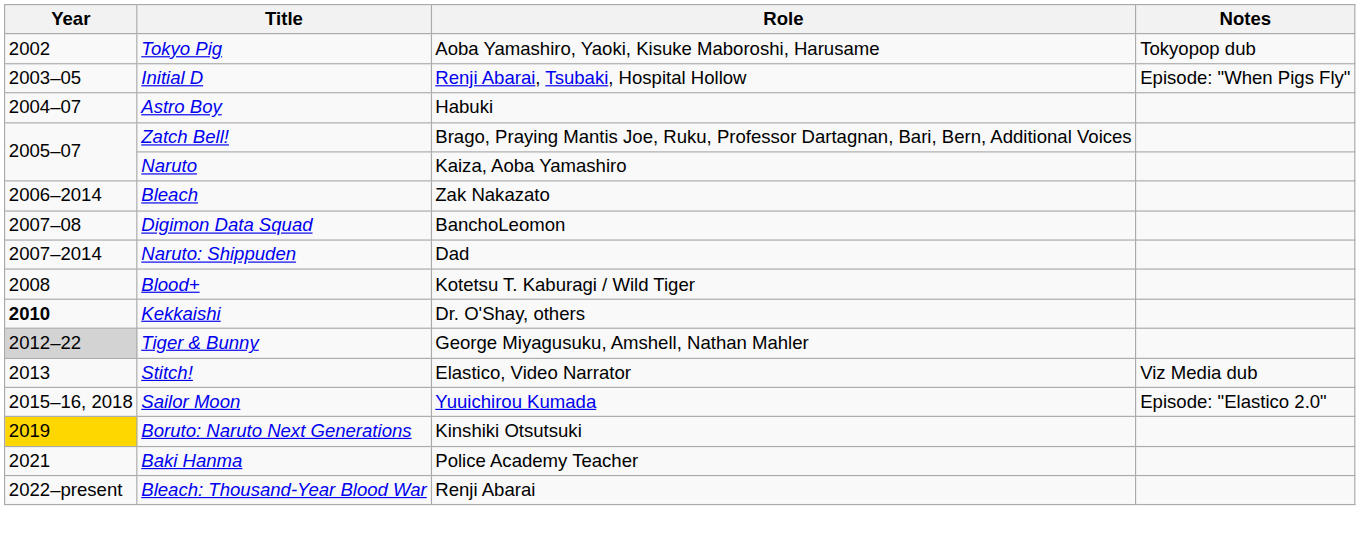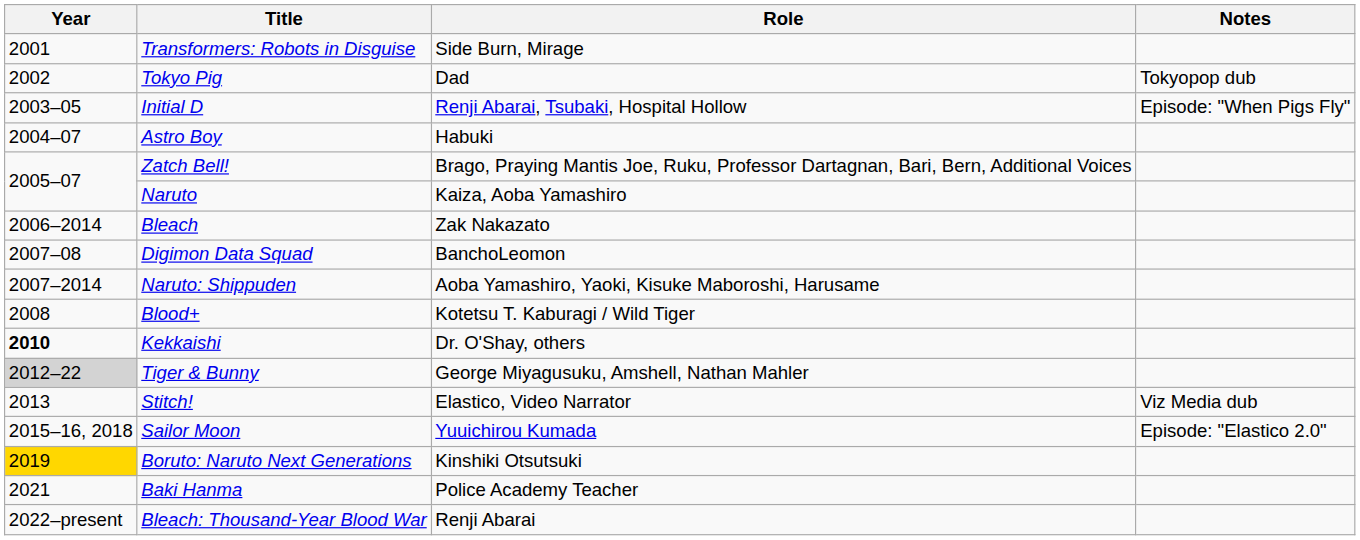+ row: (278, 48)
(657, 48) Aoba Yamashiro, Yaoki, Kisuke Maboroshi, Harusame -> (452, 78) Dad
(452, 254) Dad -> (657, 284) Aoba Yamashiro, Yaoki, Kisuke Maboroshi, Harusame
